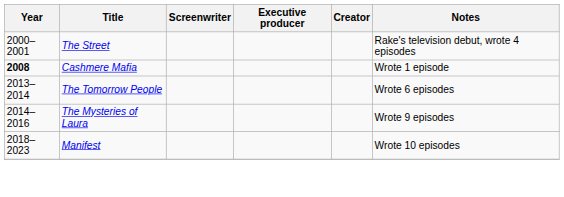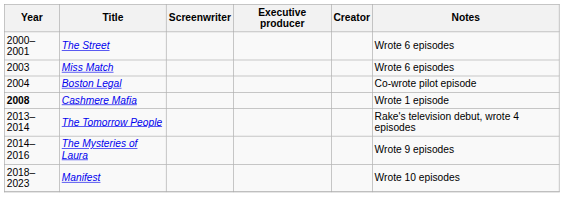(447, 46) Rake's television debut, wrote 4 episodes -> (414, 46) Wrote 6 episodes
+ row: (88, 68)
+ row: (92, 84)
(414, 90) Wrote 6 episodes -> (447, 122) Rake's television debut, wrote 4 episodes
